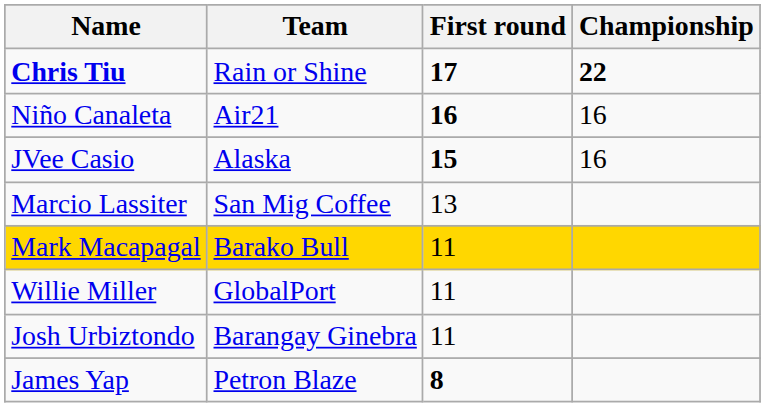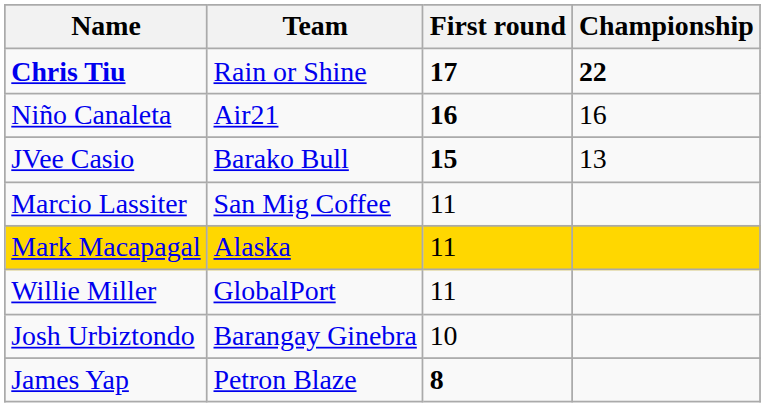(252, 159) Alaska -> (281, 159) Barako Bull
(593, 159) 16 -> (593, 159) 13
(444, 203) 13 -> (443, 203) 11
(281, 247) Barako Bull -> (252, 247) Alaska
(443, 335) 11 -> (444, 335) 10
